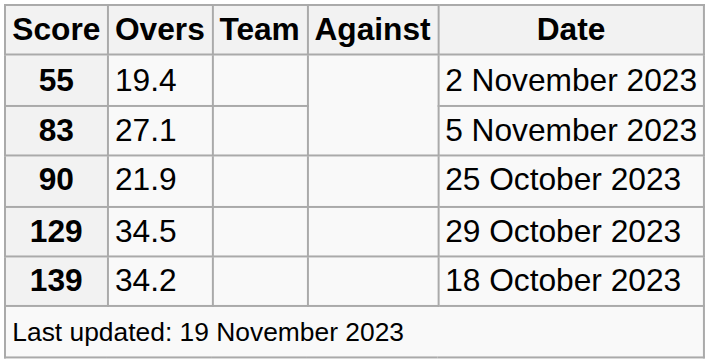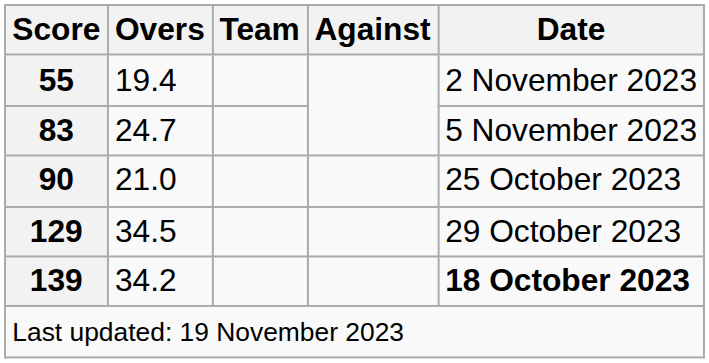(146, 130) 27.1 -> (146, 130) 24.7
(146, 180) 21.9 -> (146, 180) 21.0
(563, 280) normal -> (568, 280) bold
